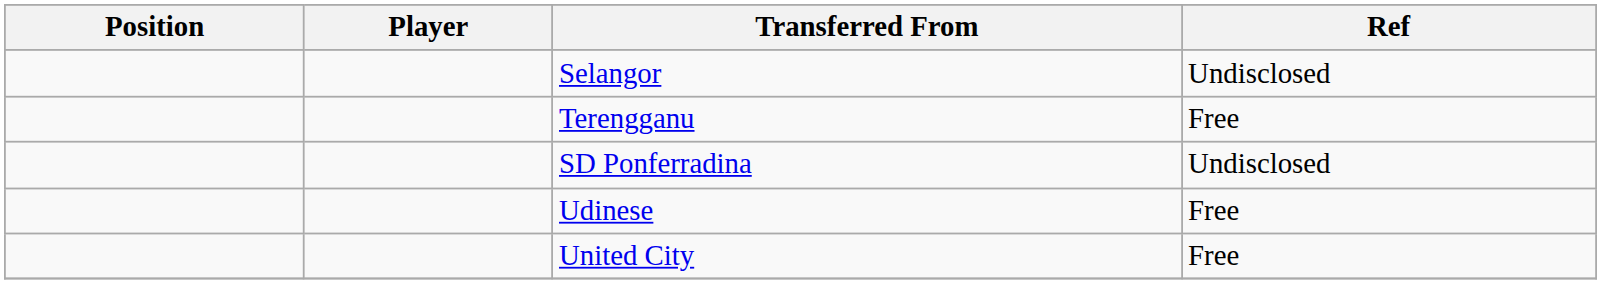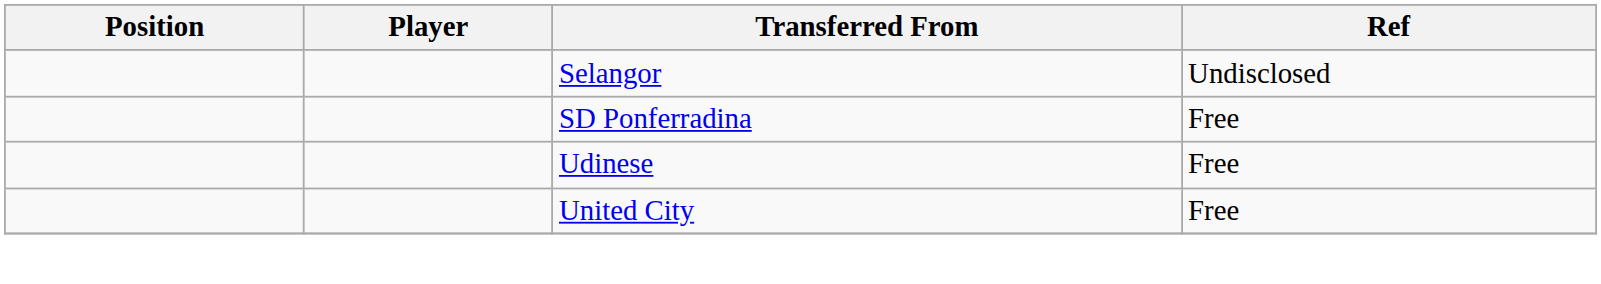- row: (627, 118)
(1259, 164) Undisclosed -> (1214, 118) Free
